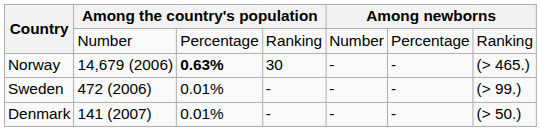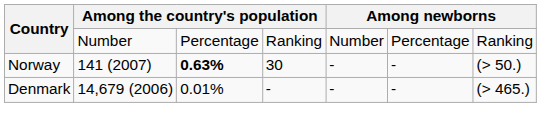(125, 65) 14,679 (2006) -> (115, 65) 141 (2007)
(503, 65) (> 465.) -> (499, 65) (> 50.)
- row: (36, 89)
(115, 114) 141 (2007) -> (125, 89) 14,679 (2006)
(499, 114) (> 50.) -> (503, 89) (> 465.)
